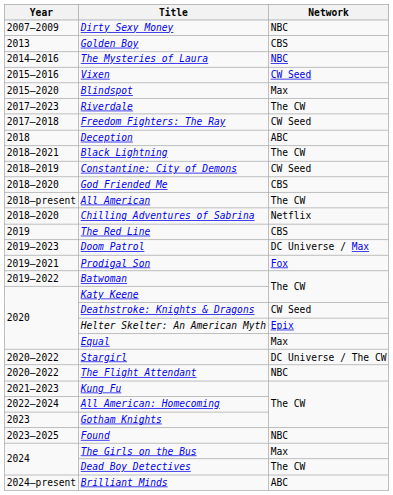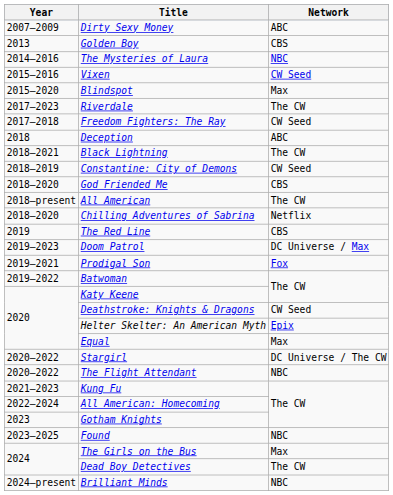(279, 28) NBC -> (279, 28) ABC
(279, 483) ABC -> (279, 483) NBC
